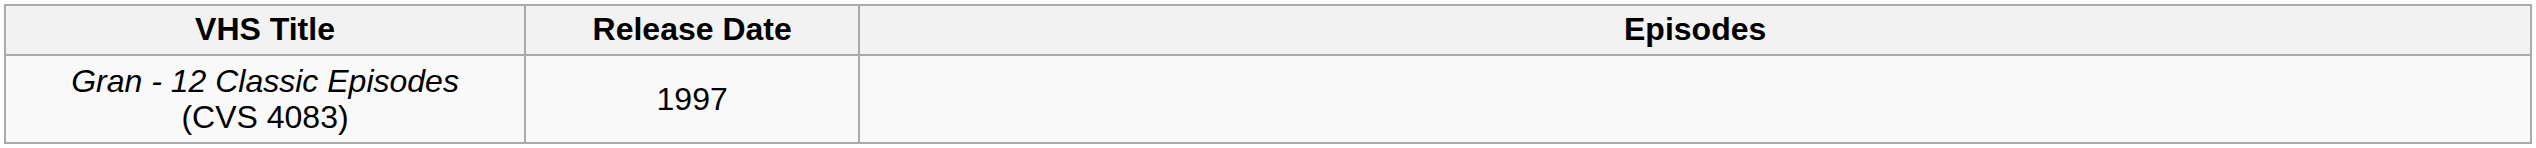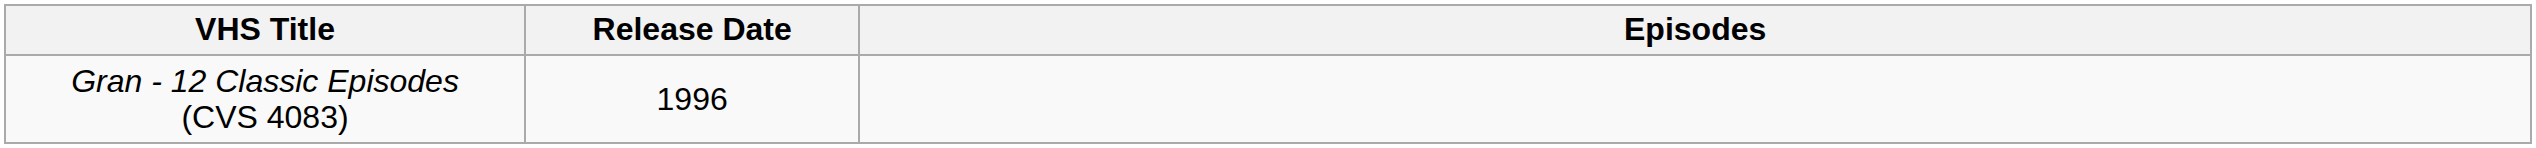(692, 98) 1997 -> (692, 98) 1996
